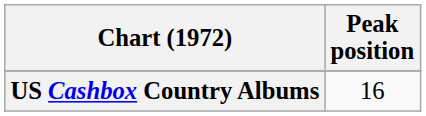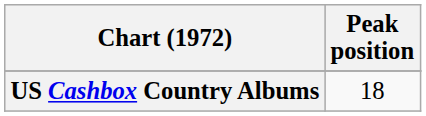(372, 90) 16 -> (372, 90) 18
